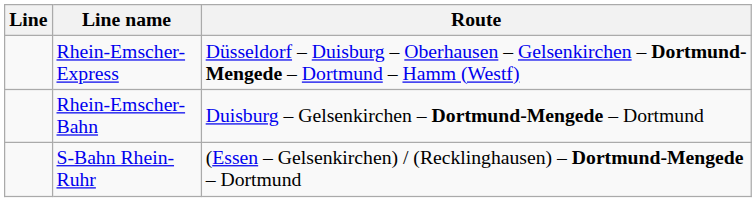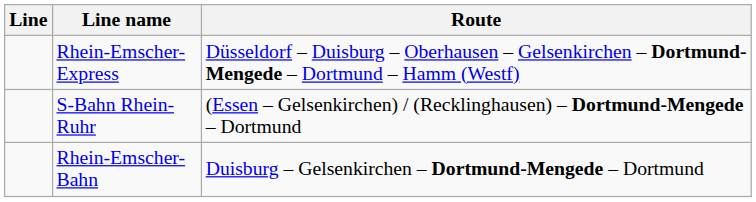rows swapped: (121, 115) <-> (115, 169)
